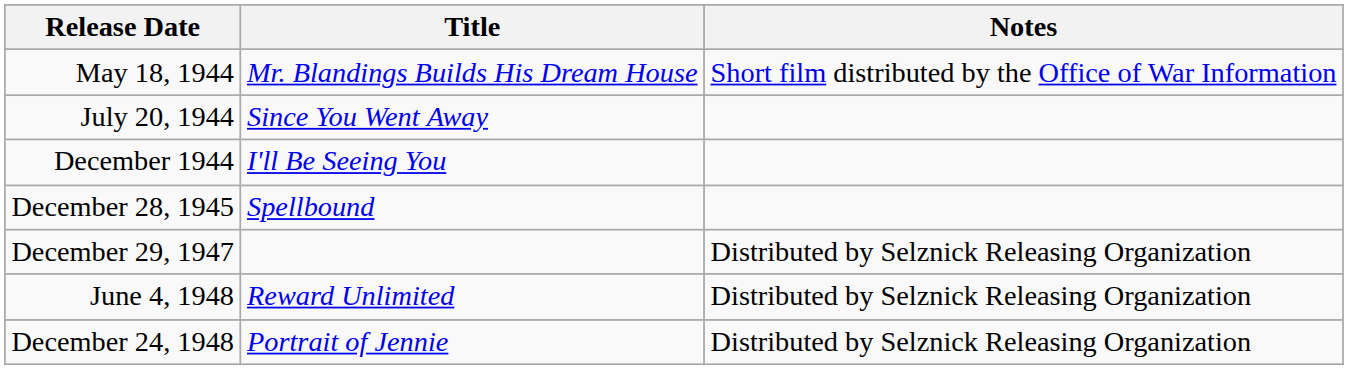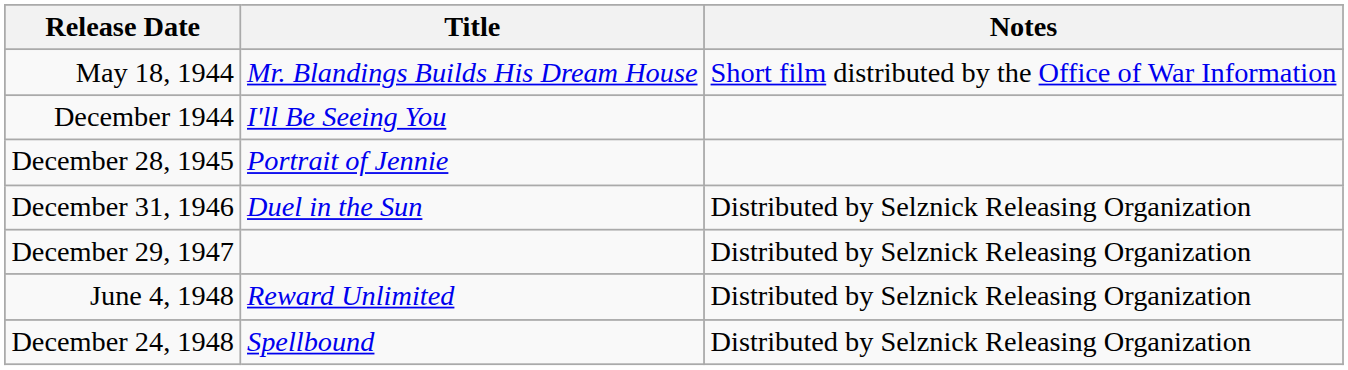- row: (157, 116)
(311, 206) Spellbound -> (348, 161) Portrait of Jennie
+ row: (123, 206)
(348, 341) Portrait of Jennie -> (311, 341) Spellbound
